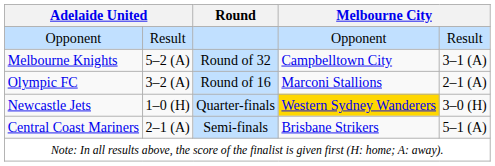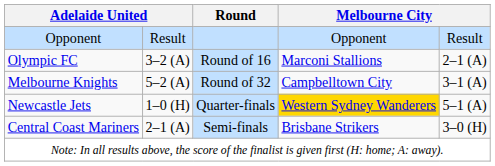rows swapped: (63, 60) <-> (43, 82)
(465, 104) 3–0 (H) -> (465, 104) 5–1 (A)
(465, 127) 5–1 (A) -> (465, 127) 3–0 (H)
